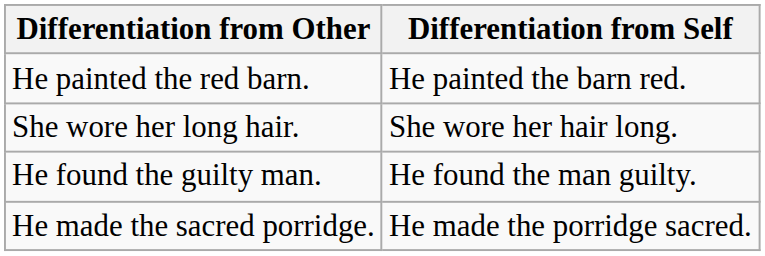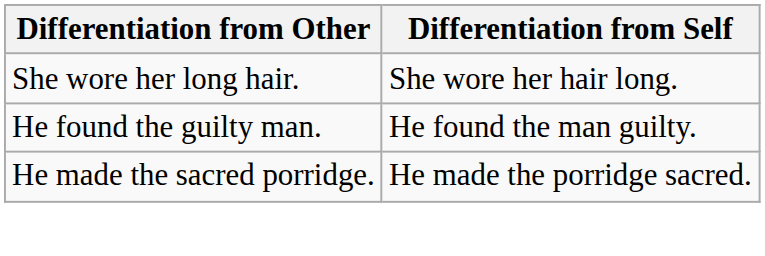- row: (161, 77)
